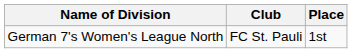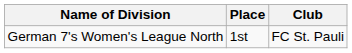columns swapped: (326, 15) <-> (266, 15)
